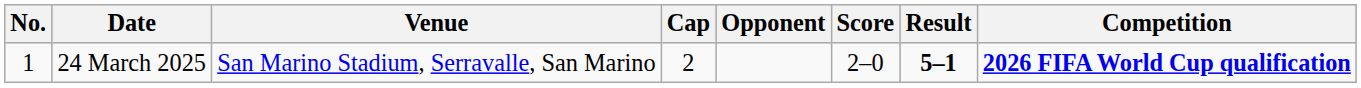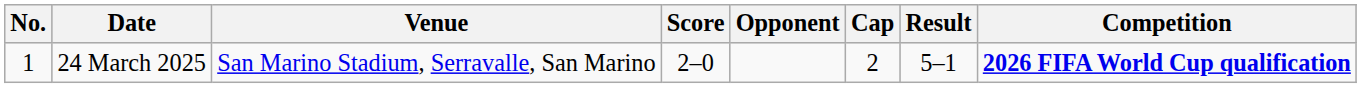columns swapped: (688, 23) <-> (865, 23)
(938, 62) bold -> (938, 62) normal
